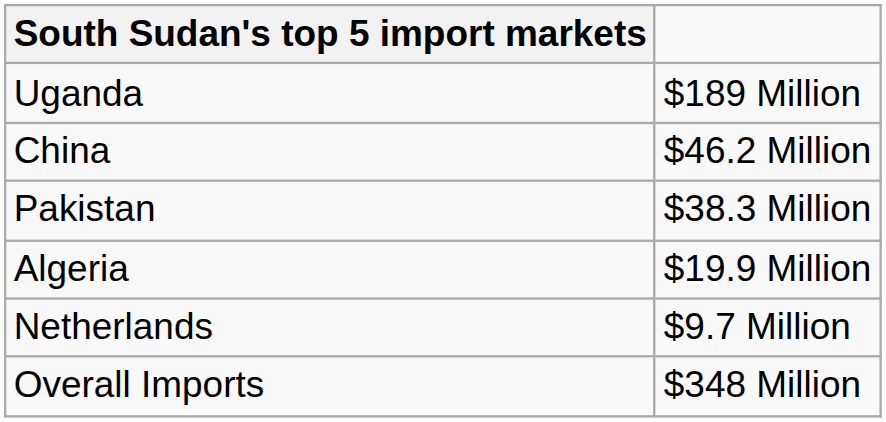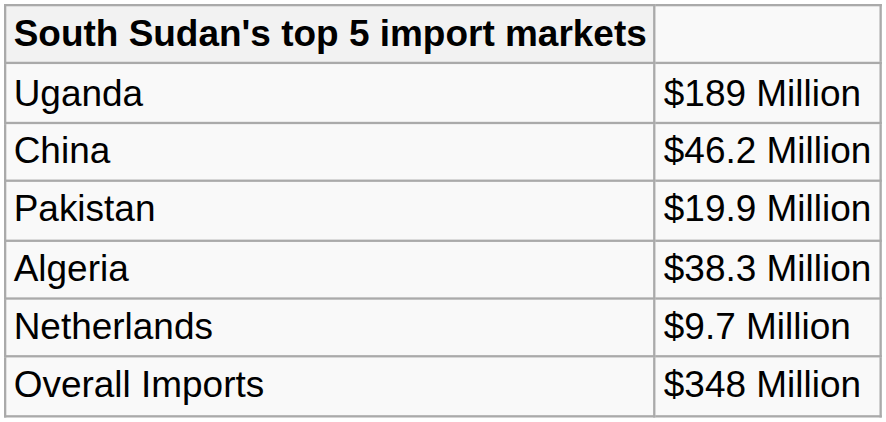(768, 209) $38.3 Million -> (768, 209) $19.9 Million
(768, 268) $19.9 Million -> (768, 268) $38.3 Million
